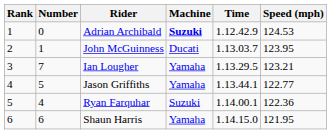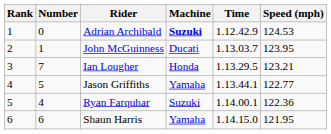(187, 66) Yamaha -> (184, 66) Honda
